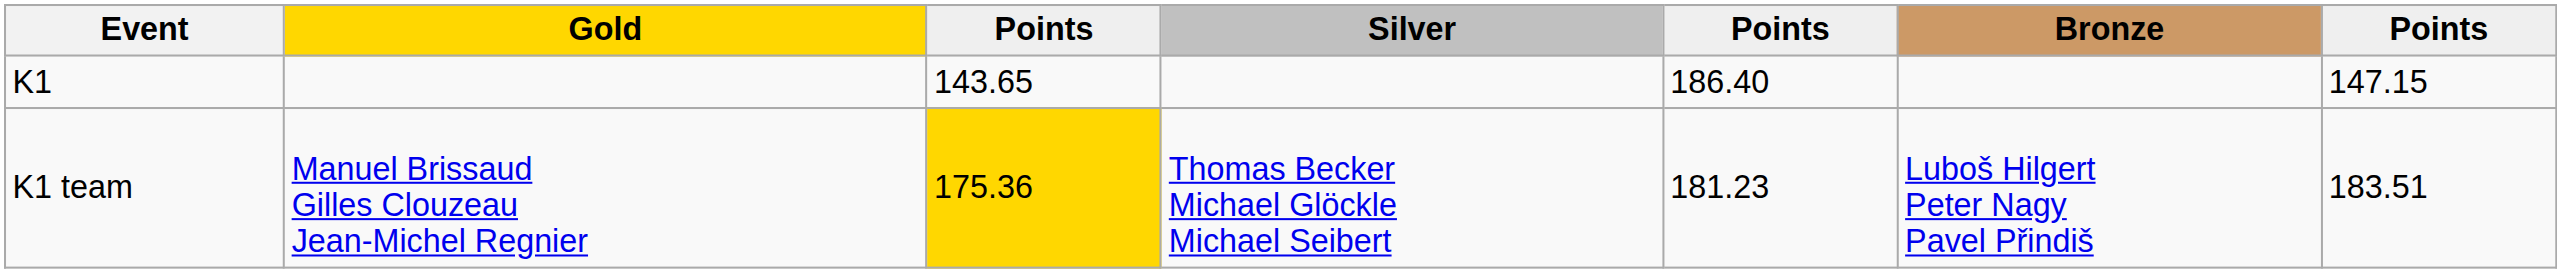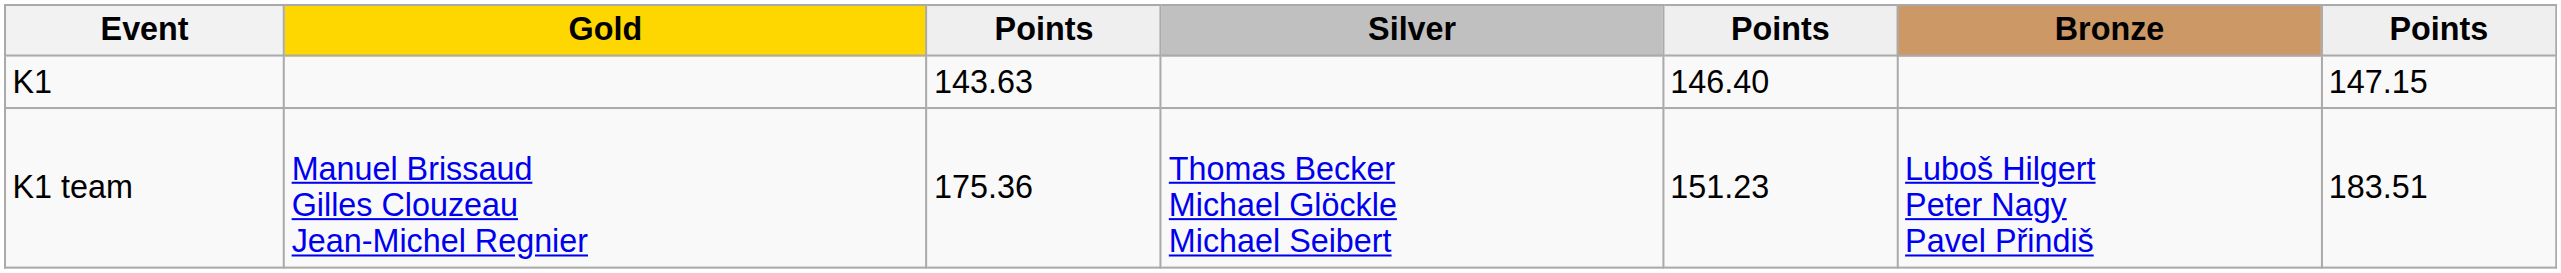(984, 81) 143.65 -> (984, 81) 143.63
(1720, 81) 186.40 -> (1720, 81) 146.40
(984, 187) gold background -> (984, 187) no background
(1720, 187) 181.23 -> (1720, 187) 151.23
